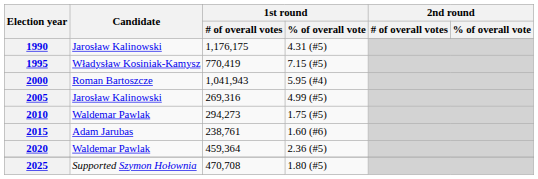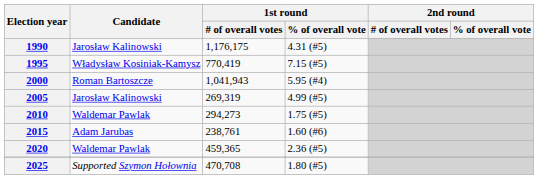(223, 98) 269,316 -> (223, 98) 269,319
(223, 149) 459,364 -> (223, 149) 459,365
